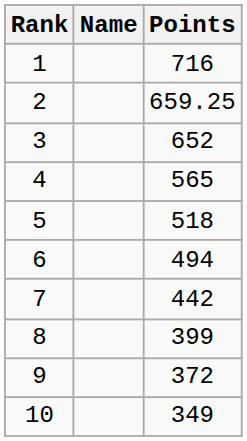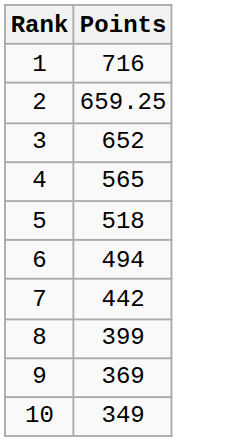- column: (109, 25)
(192, 377) 372 -> (123, 377) 369
